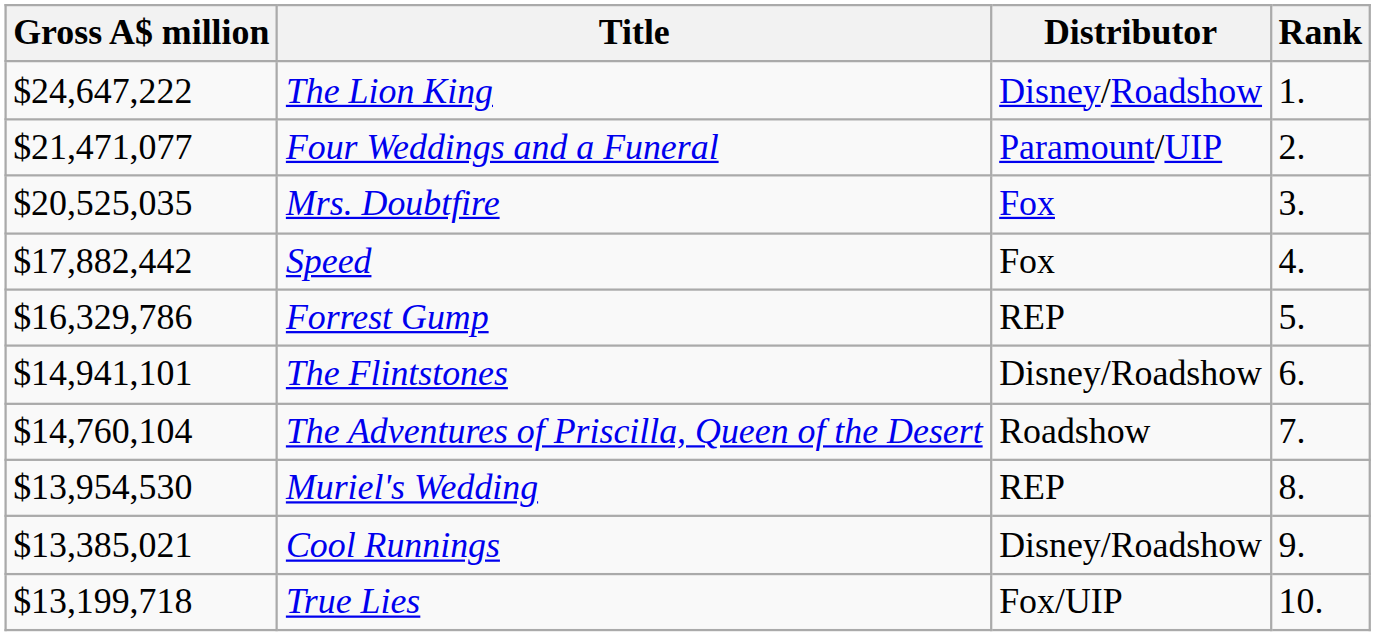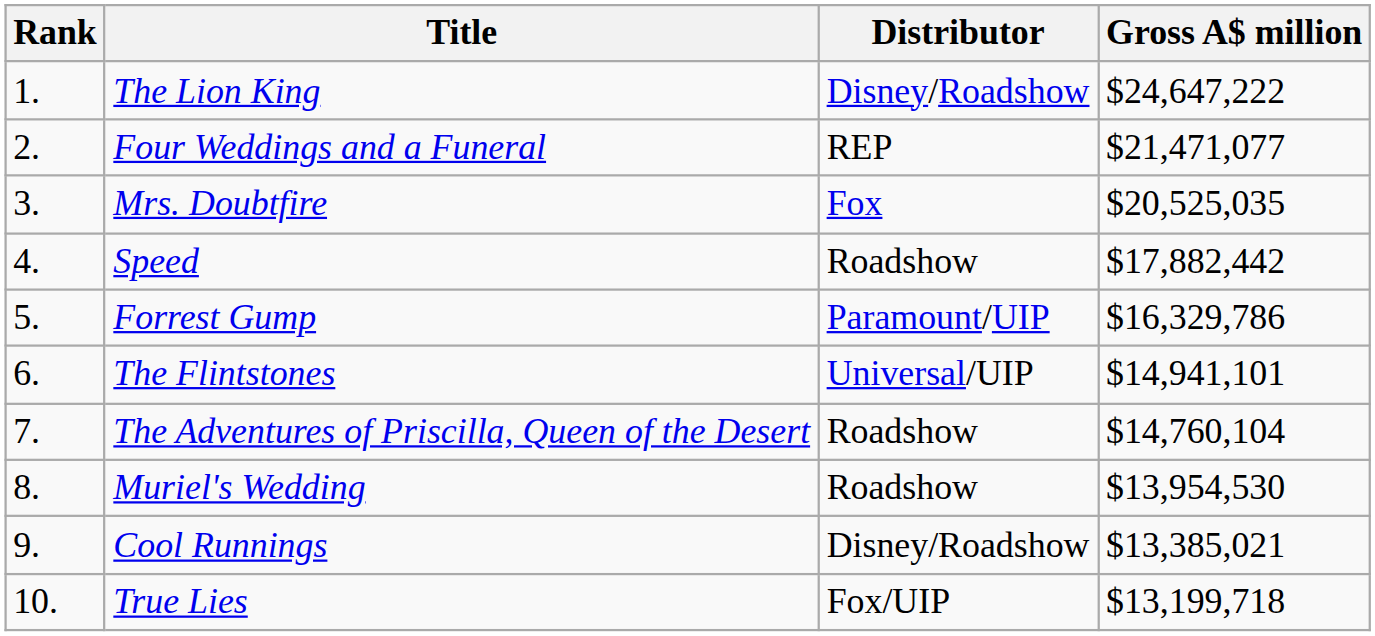columns swapped: (1320, 32) <-> (141, 32)
(1111, 146) Paramount/UIP -> (859, 146) REP
(1027, 260) Fox -> (902, 260) Roadshow
(1032, 317) REP -> (938, 317) Paramount/UIP
(1131, 373) Disney/Roadshow -> (930, 373) Universal/UIP
(1032, 487) REP -> (902, 487) Roadshow
